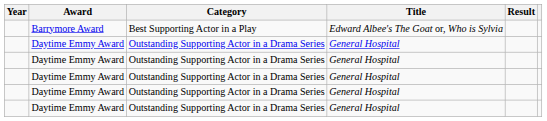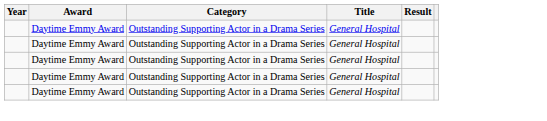- row: (68, 28)
